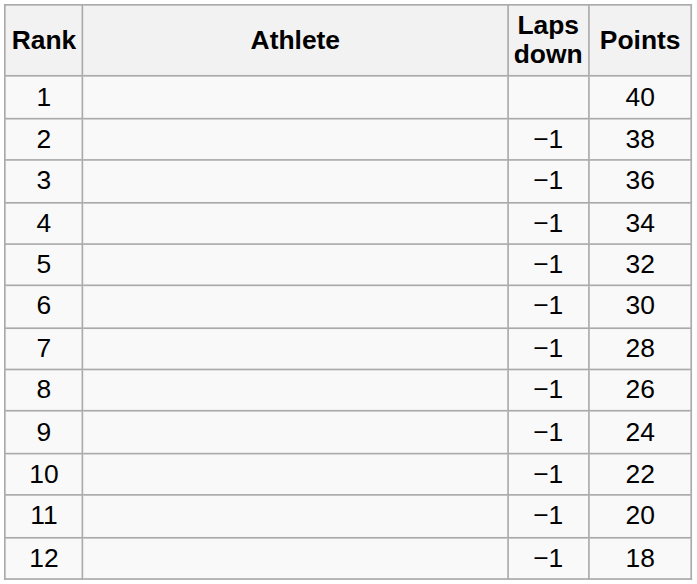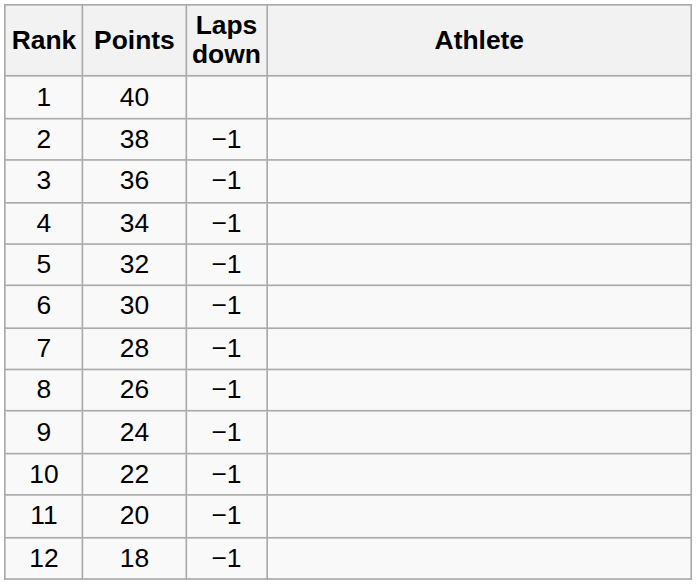columns swapped: (295, 40) <-> (640, 40)
